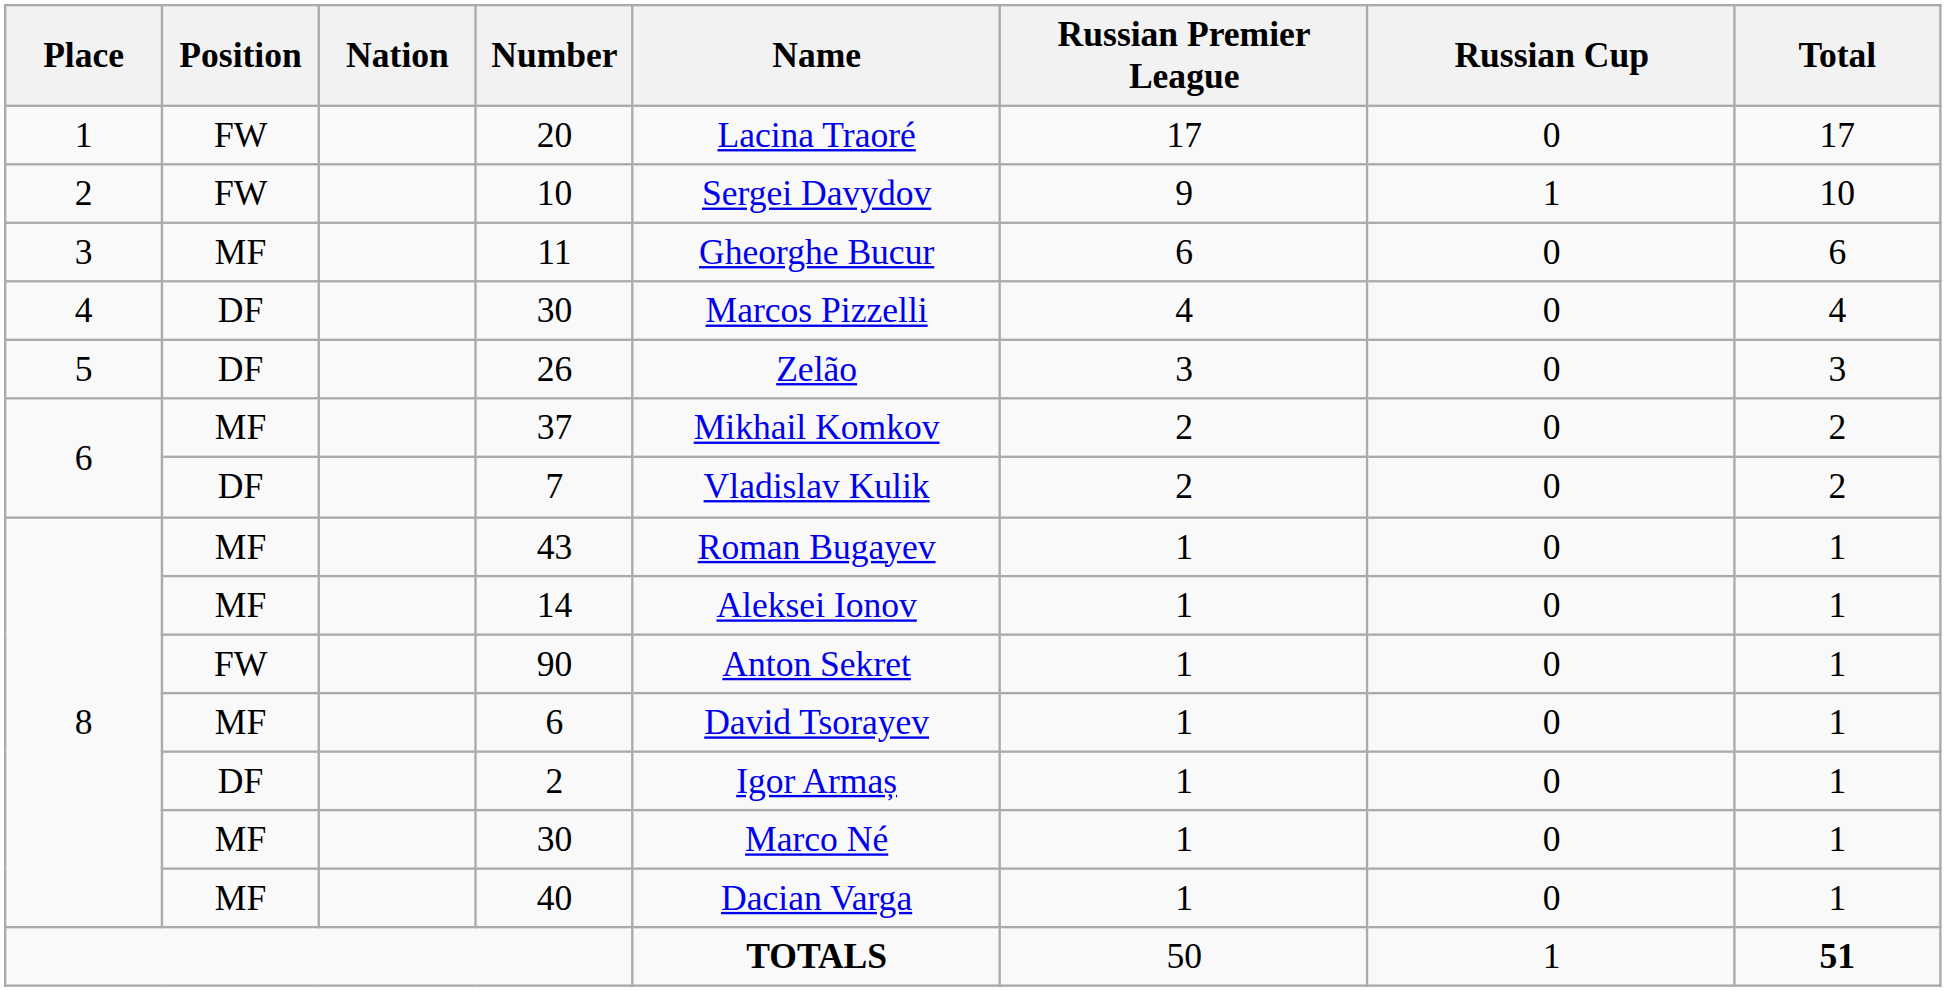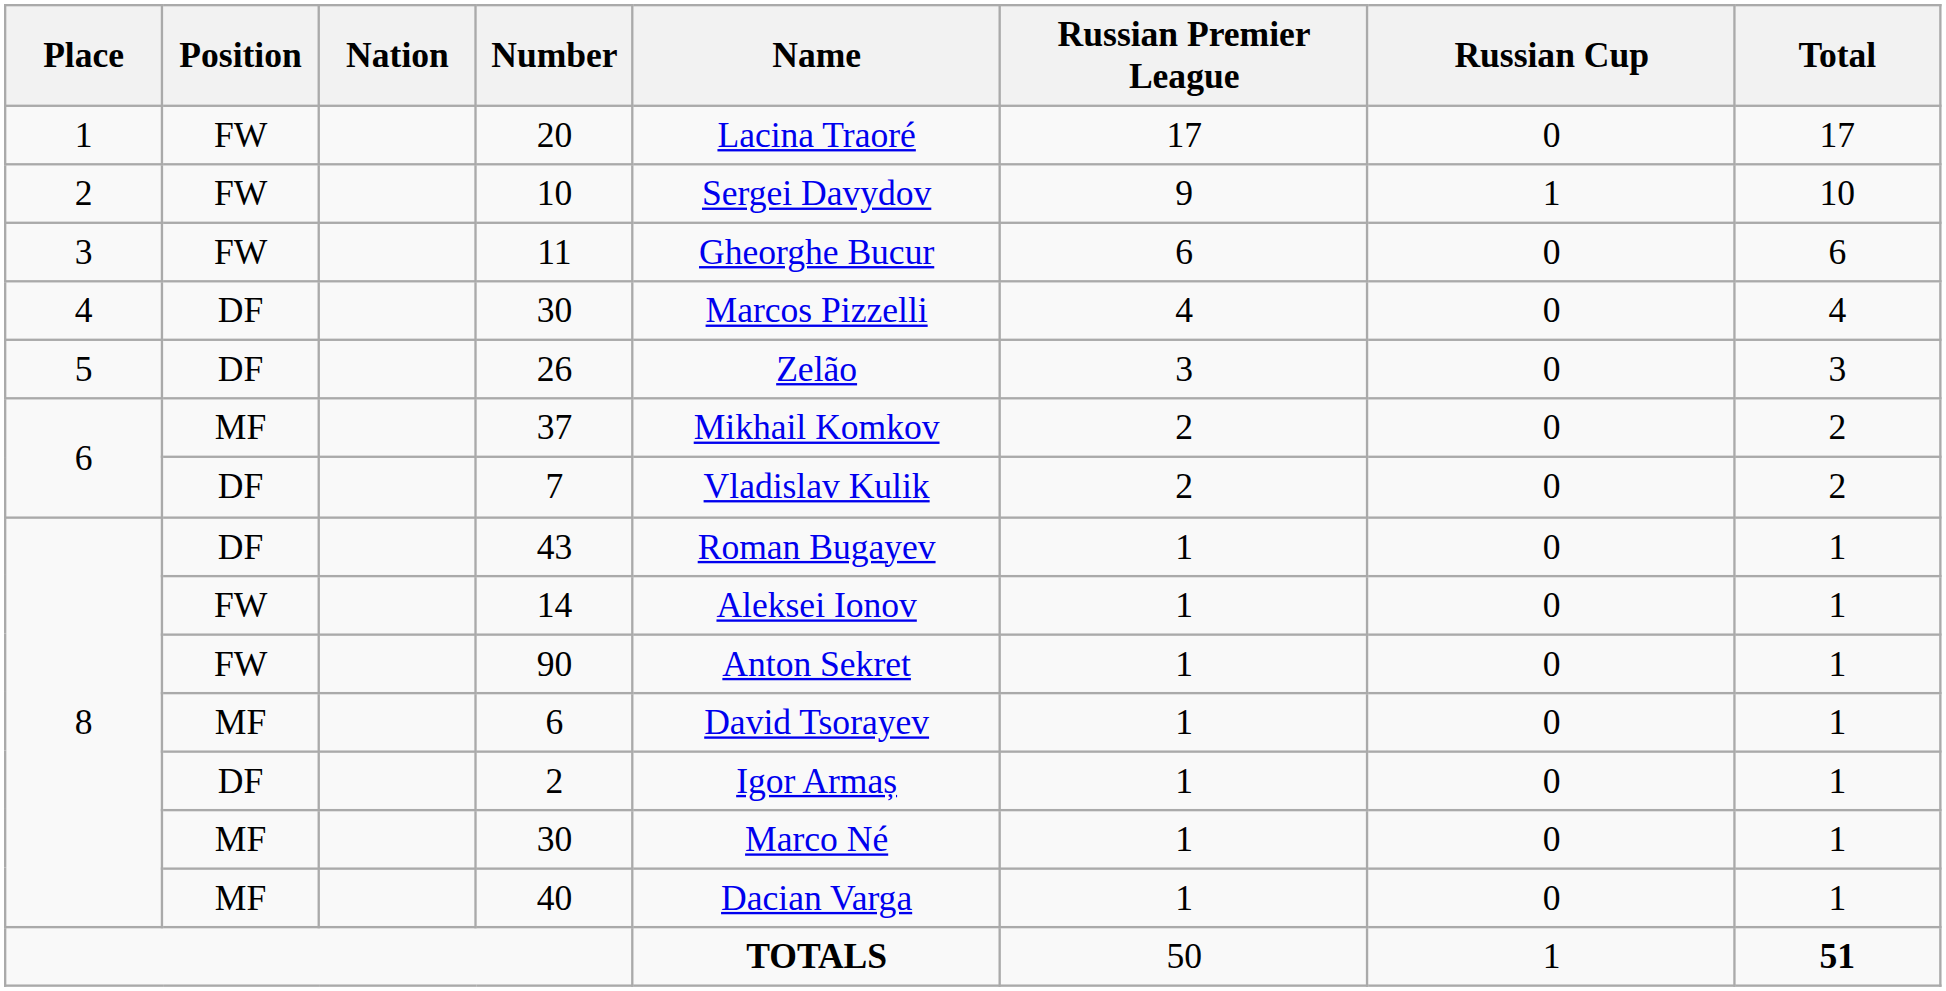(241, 252) MF -> (241, 252) FW
(241, 545) MF -> (241, 545) DF
(241, 603) MF -> (241, 603) FW
